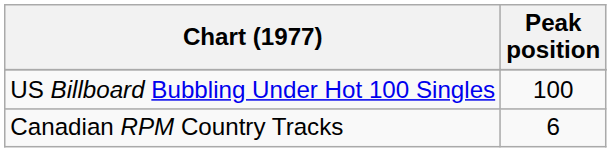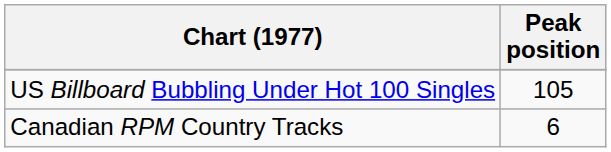(553, 89) 100 -> (553, 89) 105
